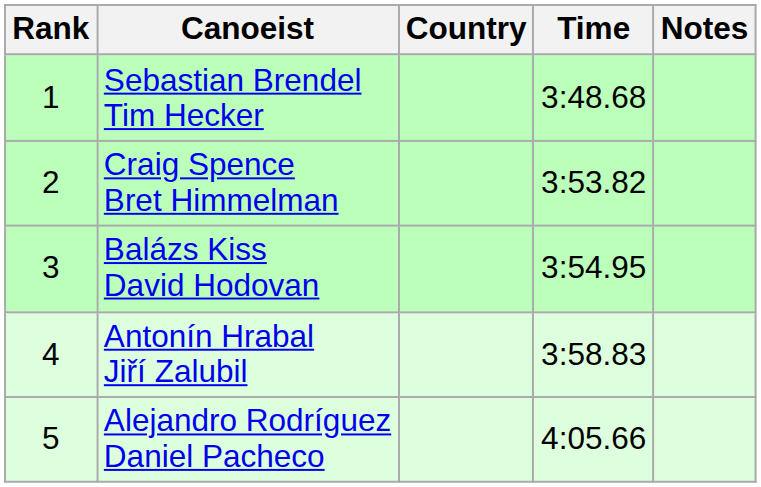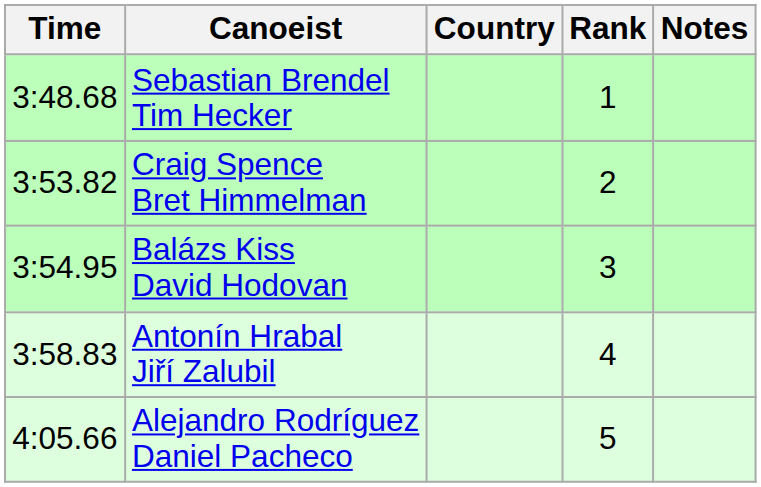columns swapped: (51, 29) <-> (594, 29)
